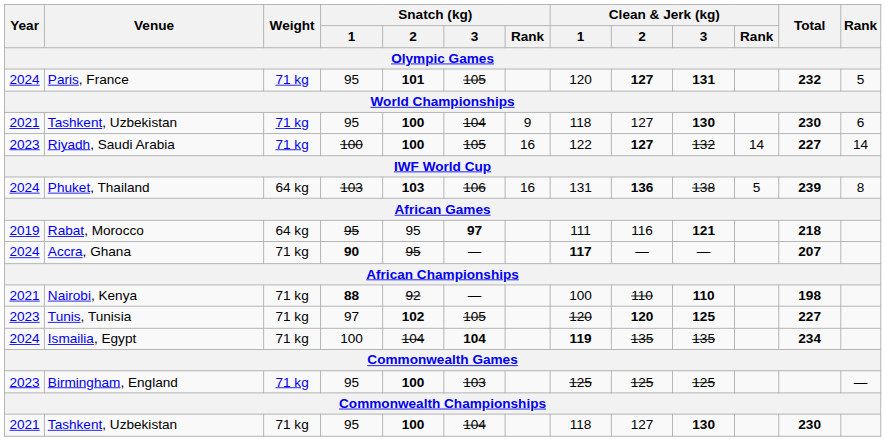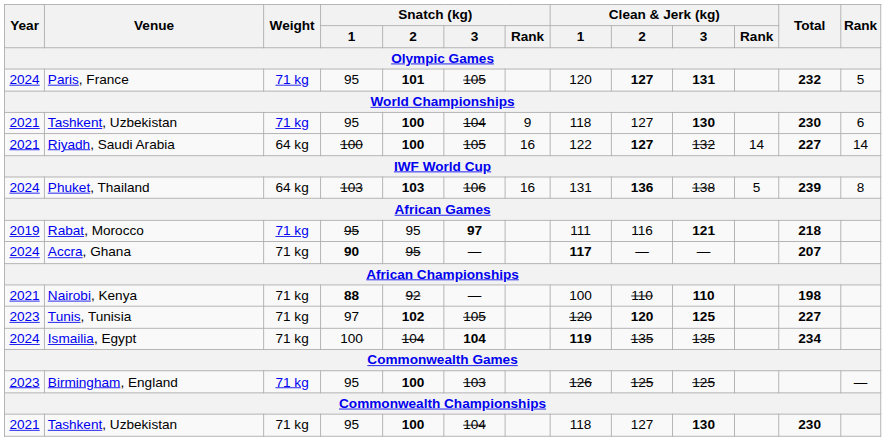(25, 144) 2023 -> (25, 144) 2021
(292, 144) 71 kg -> (292, 144) 64 kg
(292, 230) 64 kg -> (292, 230) 71 kg
(581, 381) 125 -> (581, 381) 126
